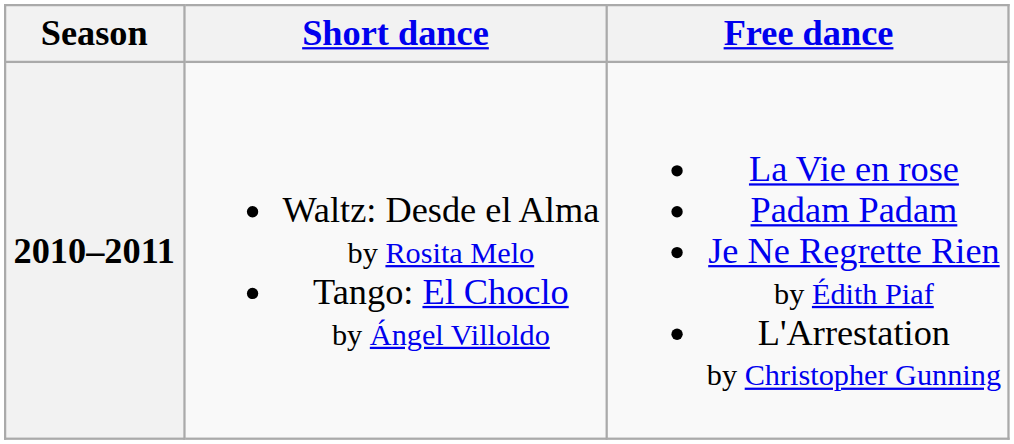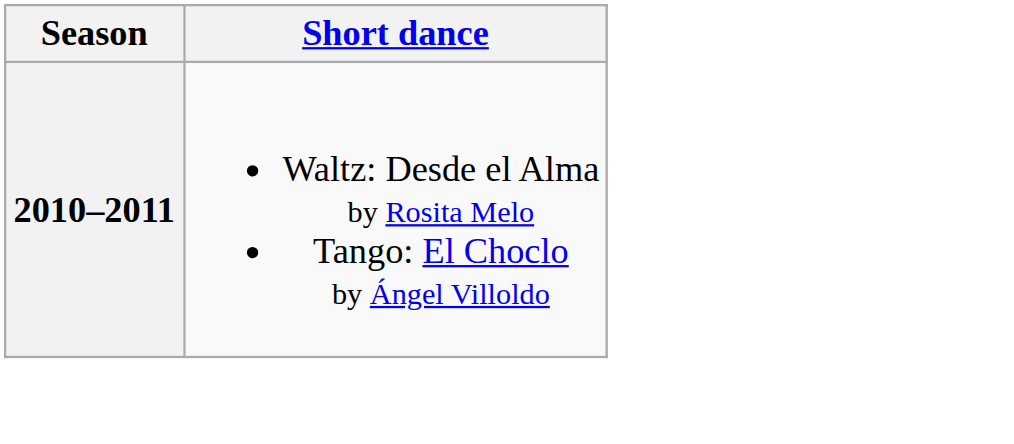- column: (809, 33)
